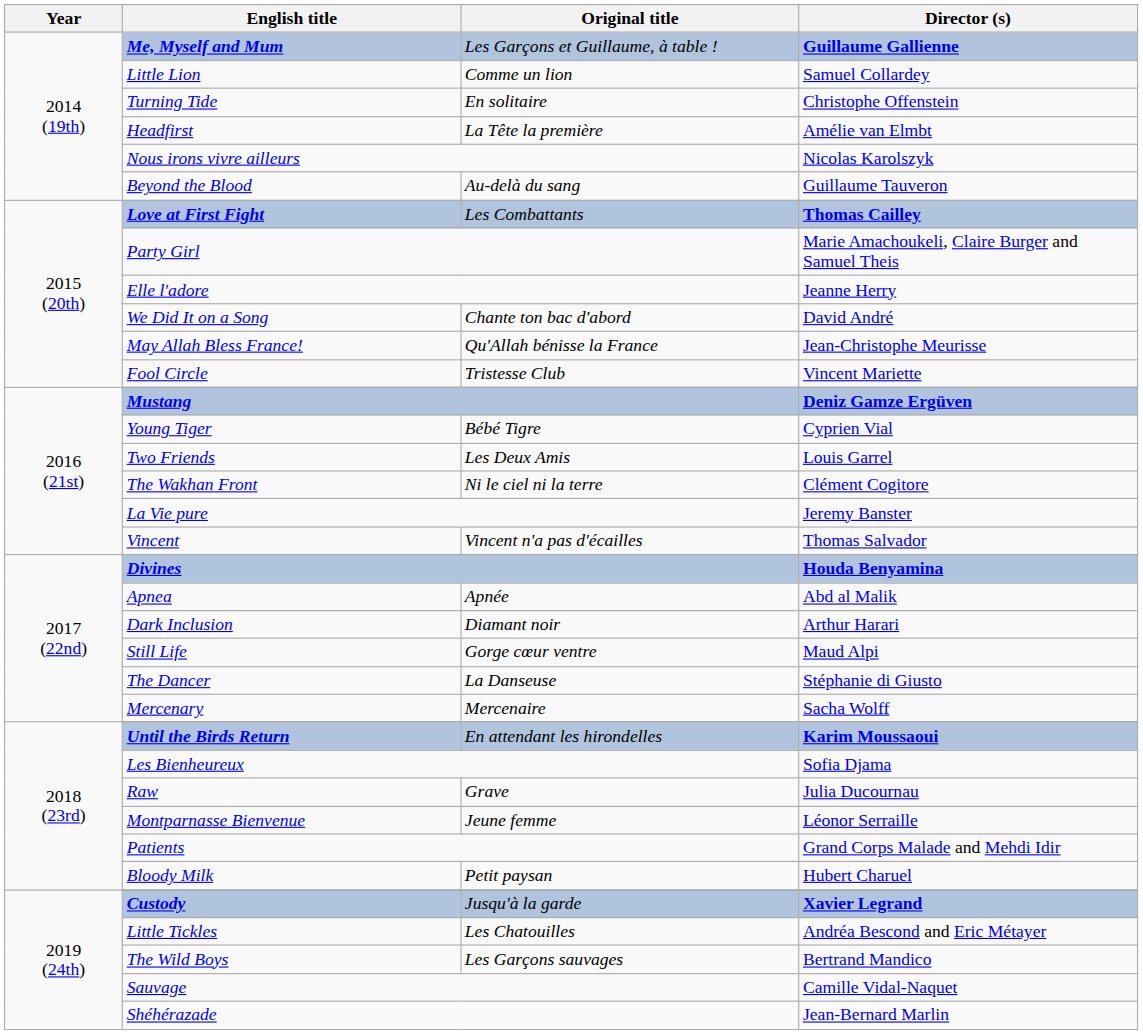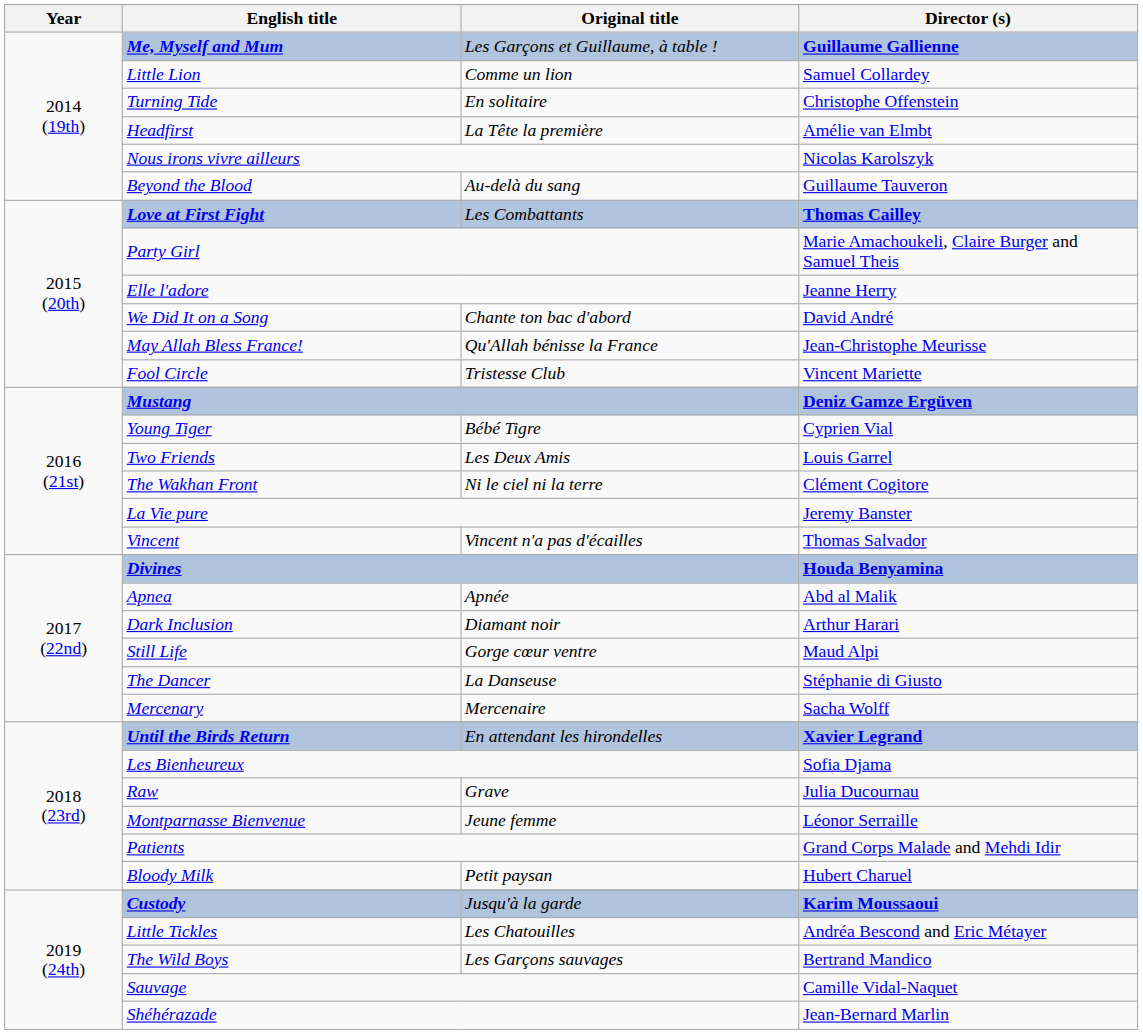(871, 736) Karim Moussaoui -> (863, 736) Xavier Legrand
(863, 903) Xavier Legrand -> (871, 903) Karim Moussaoui
